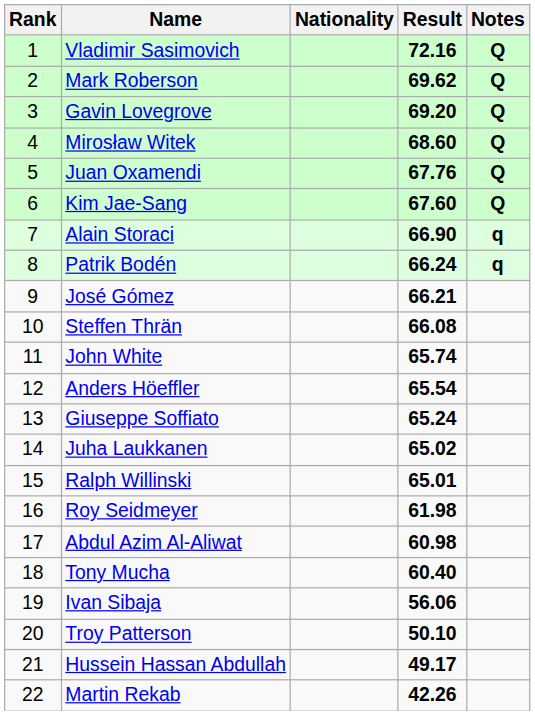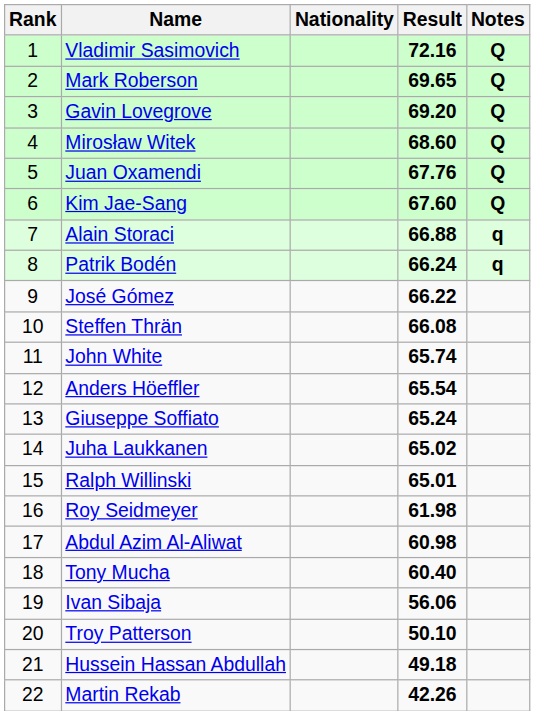(432, 81) 69.62 -> (432, 81) 69.65
(432, 234) 66.90 -> (432, 234) 66.88
(432, 296) 66.21 -> (432, 296) 66.22
(432, 664) 49.17 -> (432, 664) 49.18
